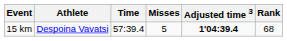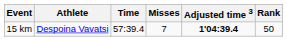(164, 29) 5 -> (164, 29) 7
(269, 29) 68 -> (269, 29) 50
